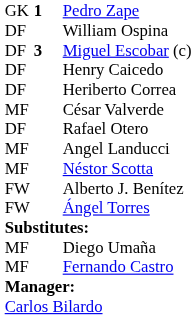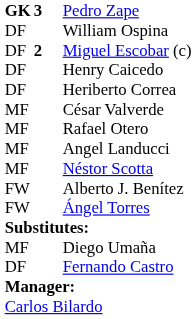(17, 10) normal -> (18, 10) bold
(38, 10) 1 -> (38, 10) 3
(38, 50) 3 -> (38, 50) 2
(15, 129) DF -> (17, 129) MF
(17, 267) MF -> (15, 267) DF
